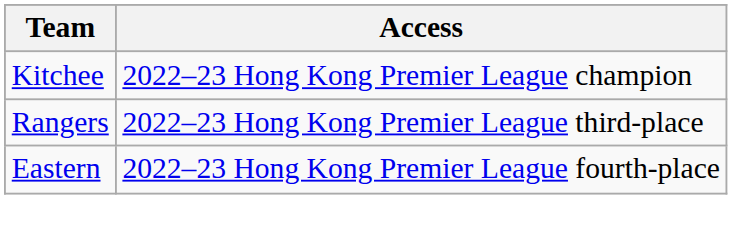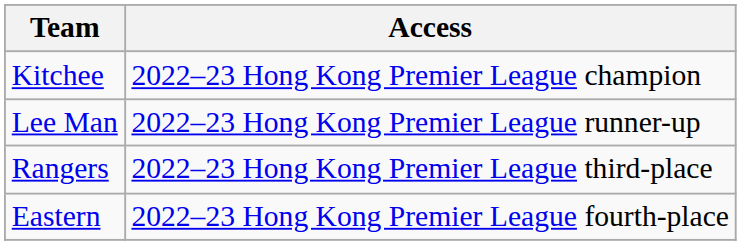+ row: (65, 121)
